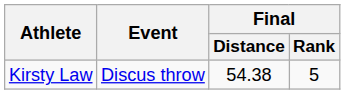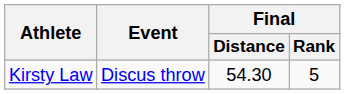(249, 75) 54.38 -> (249, 75) 54.30
